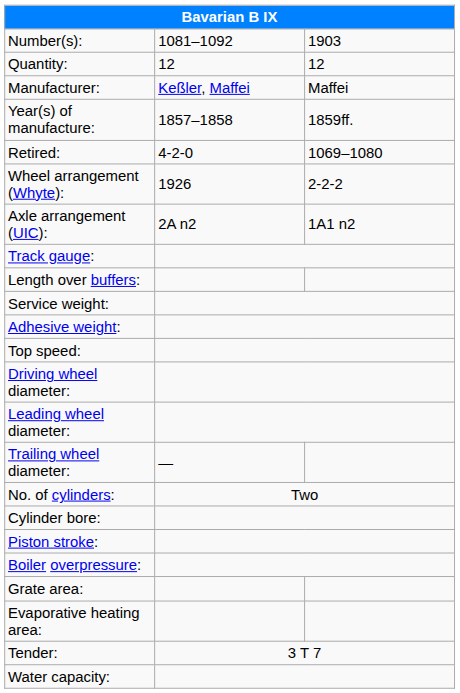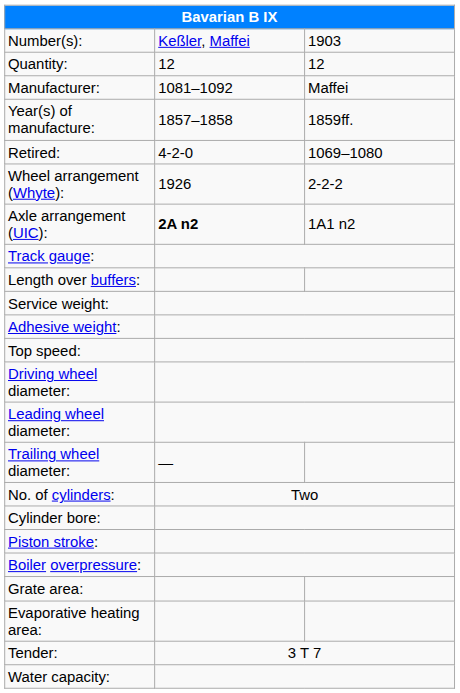(195, 41) 1081–1092 -> (204, 41) Keßler, Maffei
(204, 88) Keßler, Maffei -> (195, 88) 1081–1092
(177, 224) normal -> (178, 224) bold
